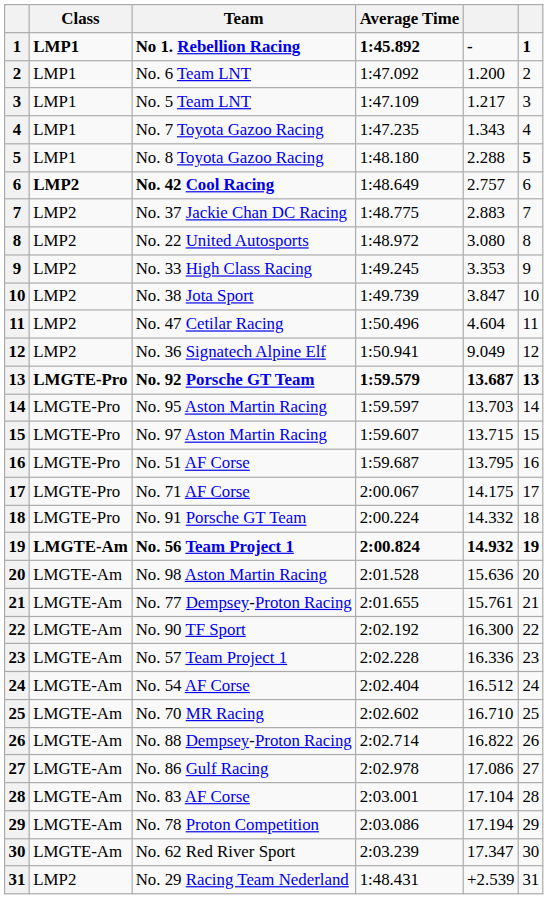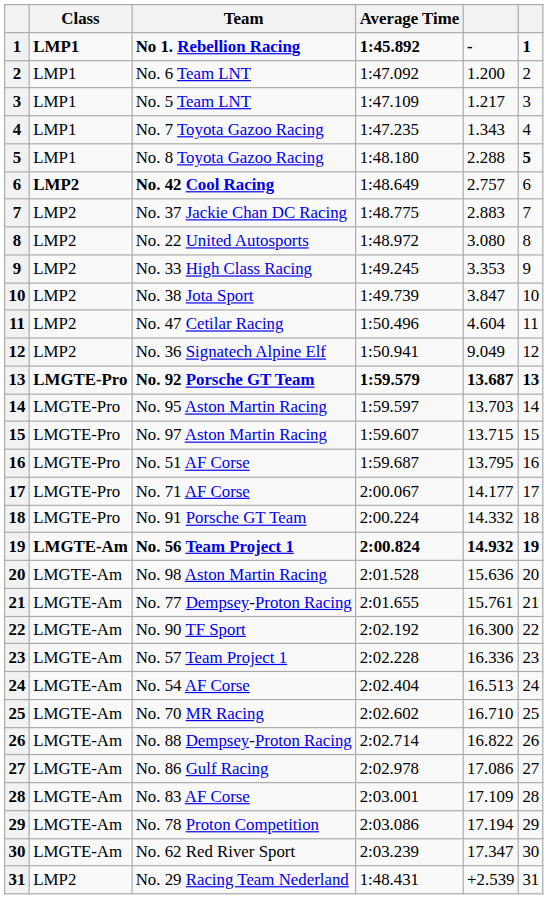(490, 491) 14.175 -> (490, 491) 14.177
(490, 685) 16.512 -> (490, 685) 16.513
(490, 796) 17.104 -> (490, 796) 17.109
